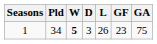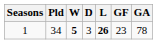(103, 30) normal -> (103, 30) bold
(142, 30) 75 -> (142, 30) 78
